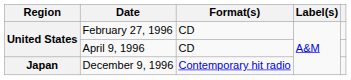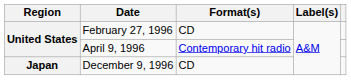(186, 48) CD -> (235, 48) Contemporary hit radio
(235, 65) Contemporary hit radio -> (186, 65) CD
